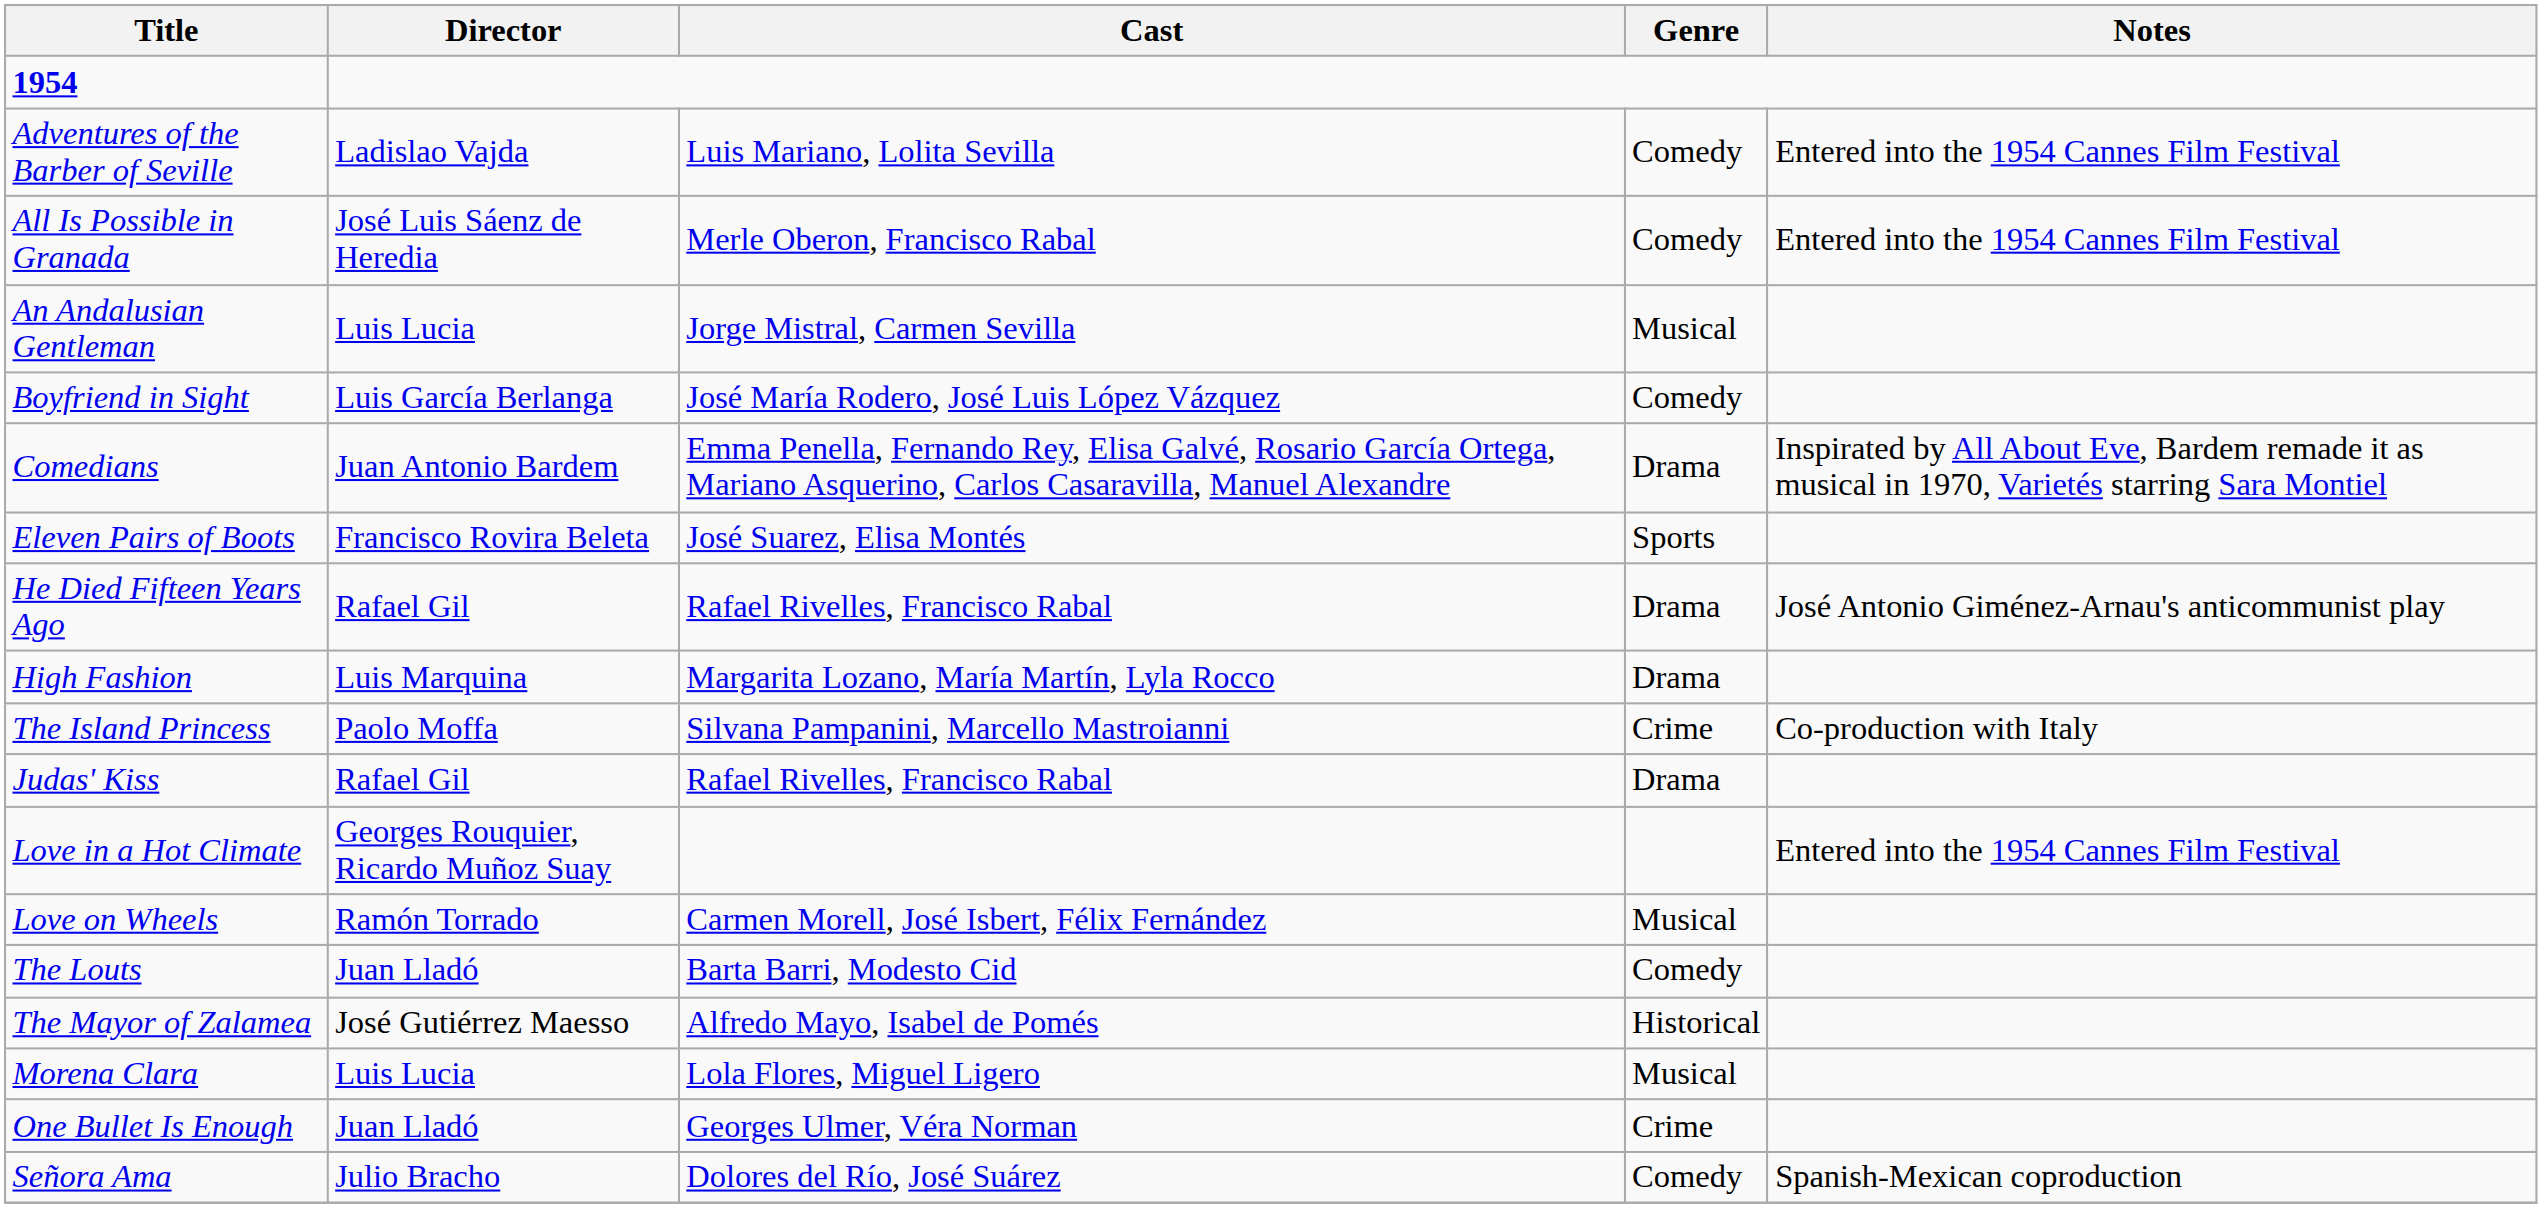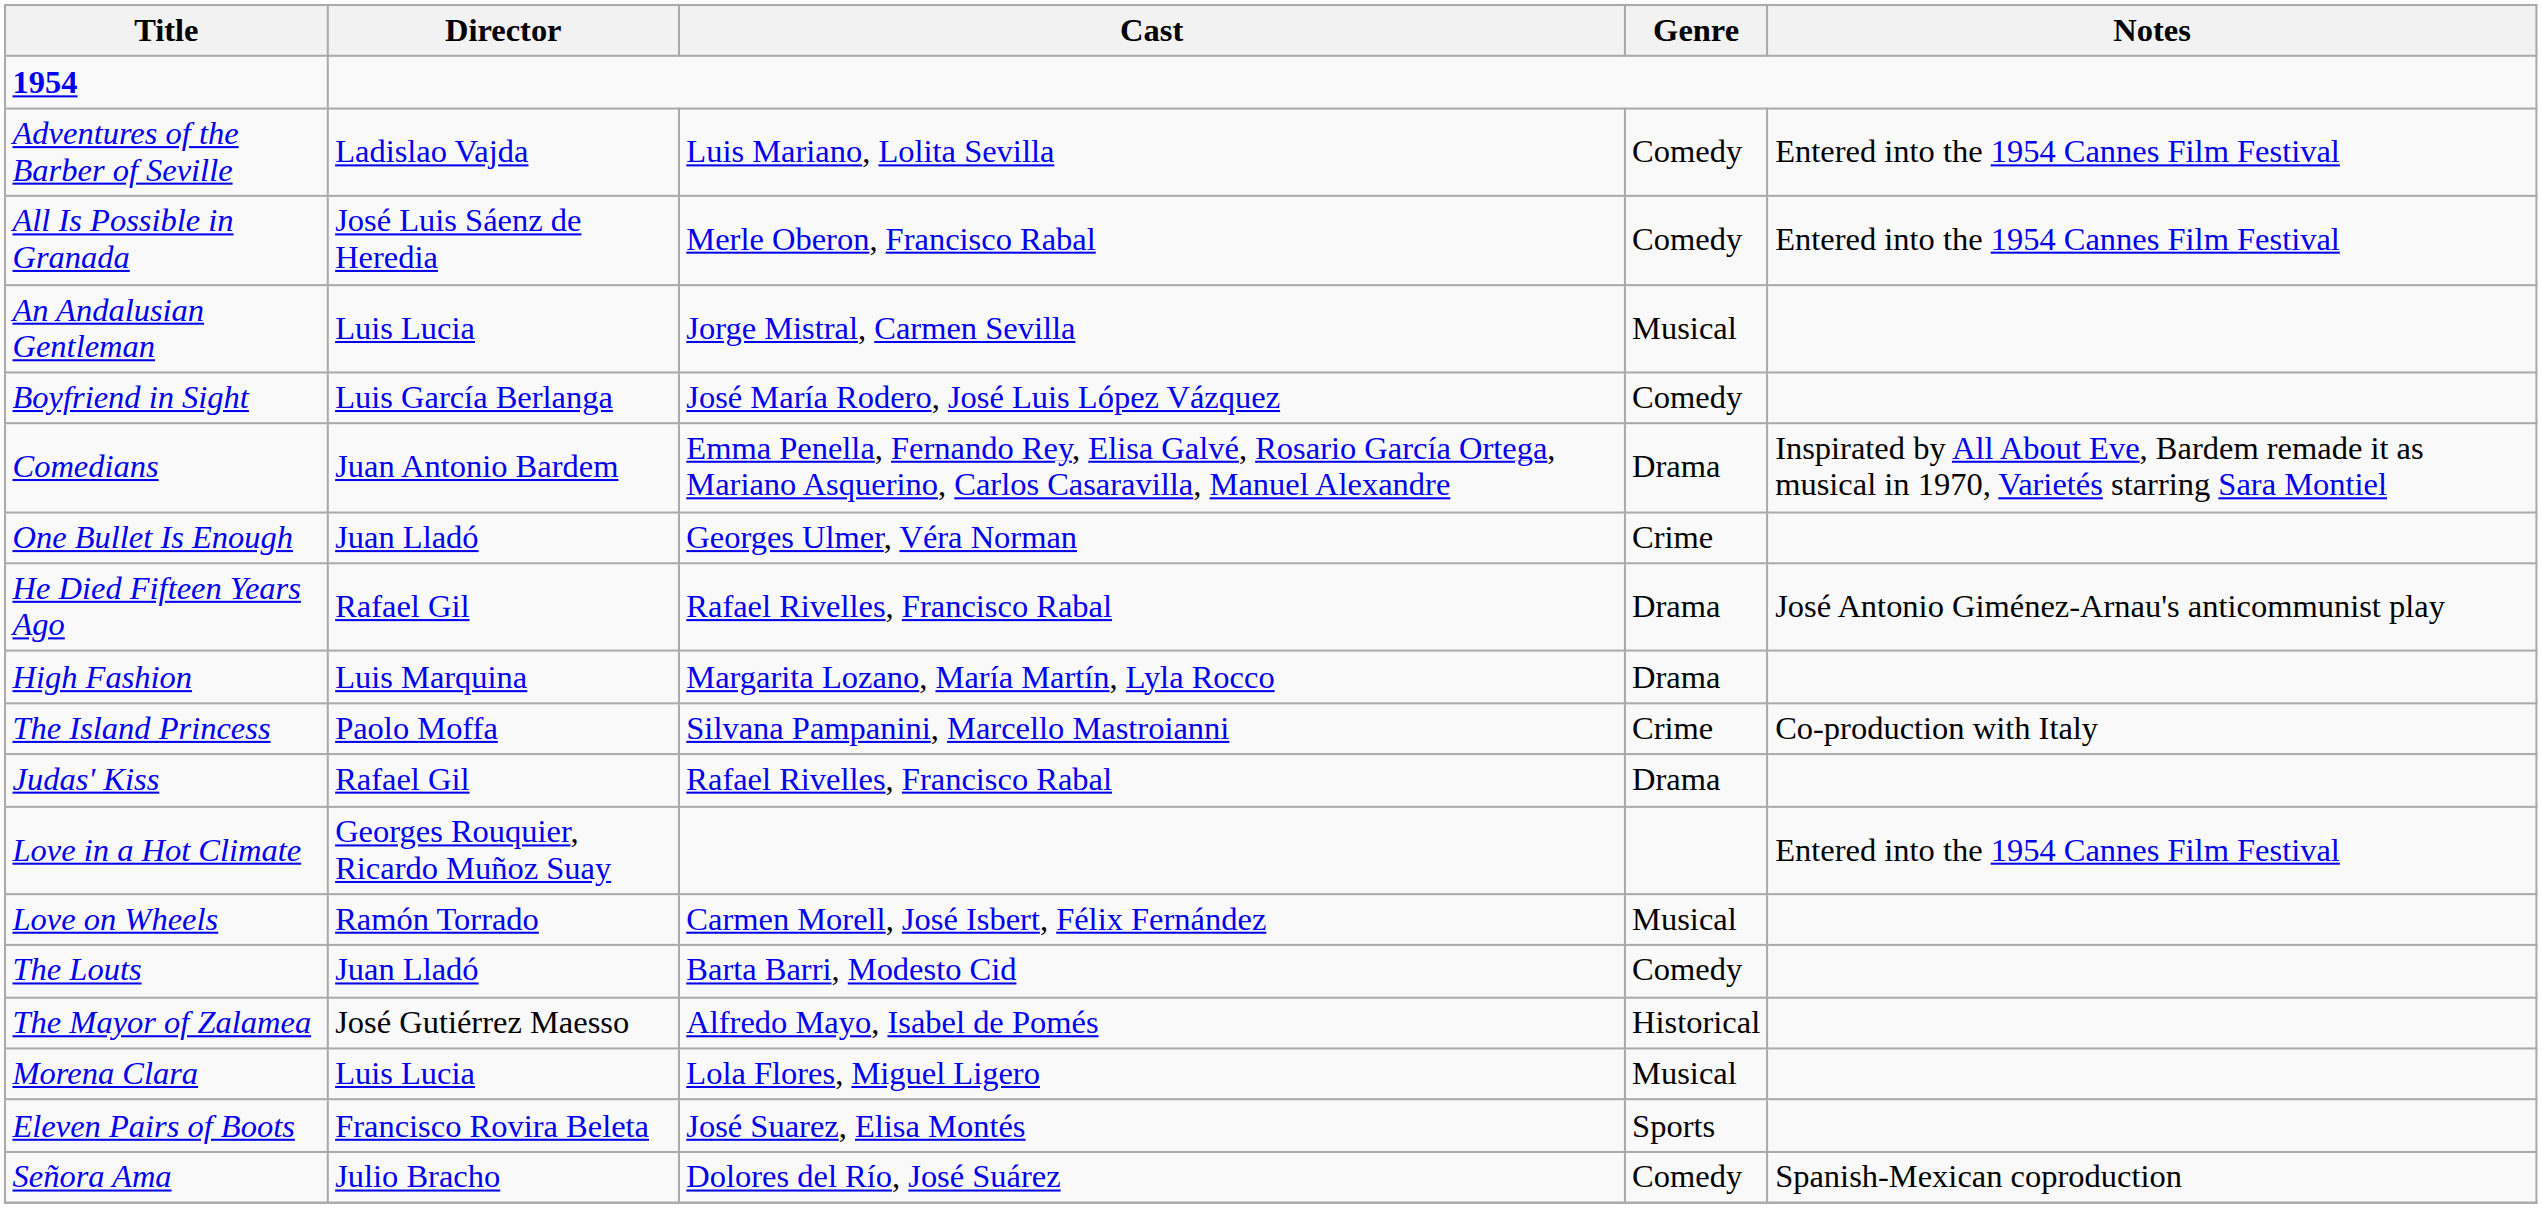rows swapped: (154, 536) <-> (153, 1125)
